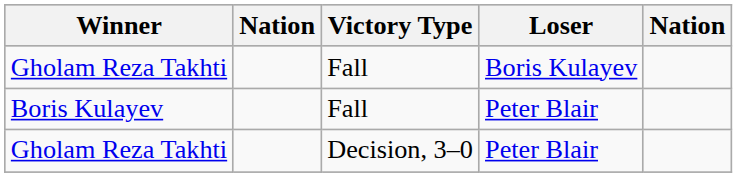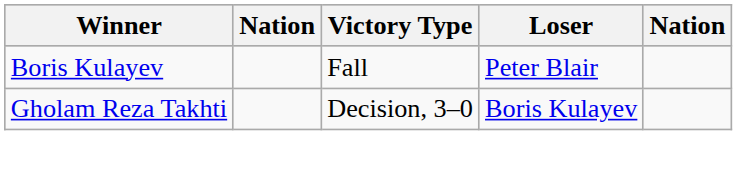- row: (119, 66)
(542, 150) Peter Blair -> (561, 108) Boris Kulayev
